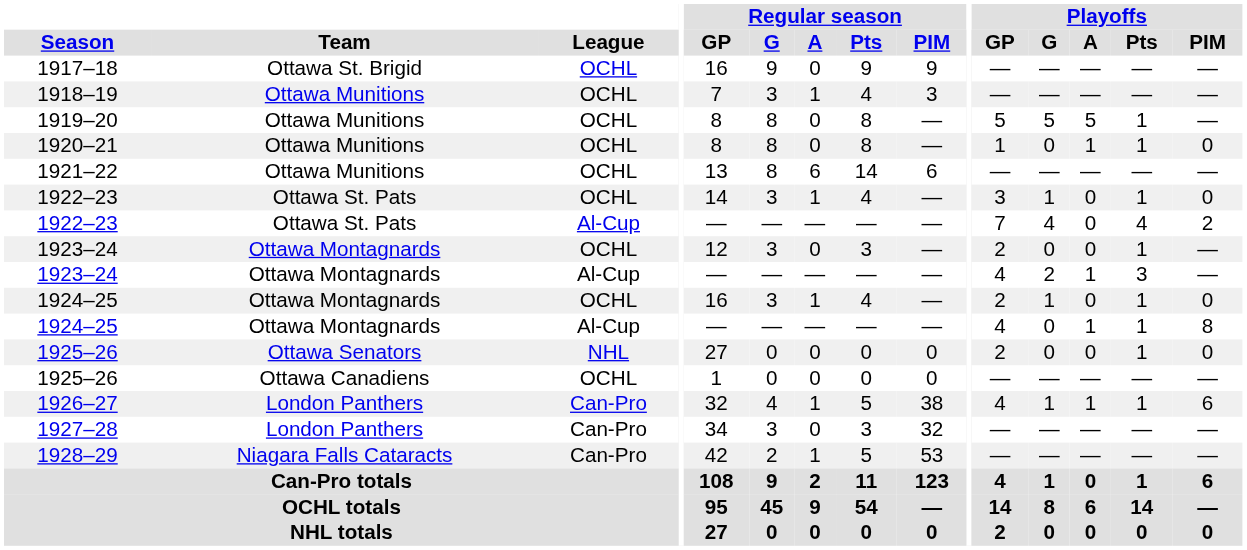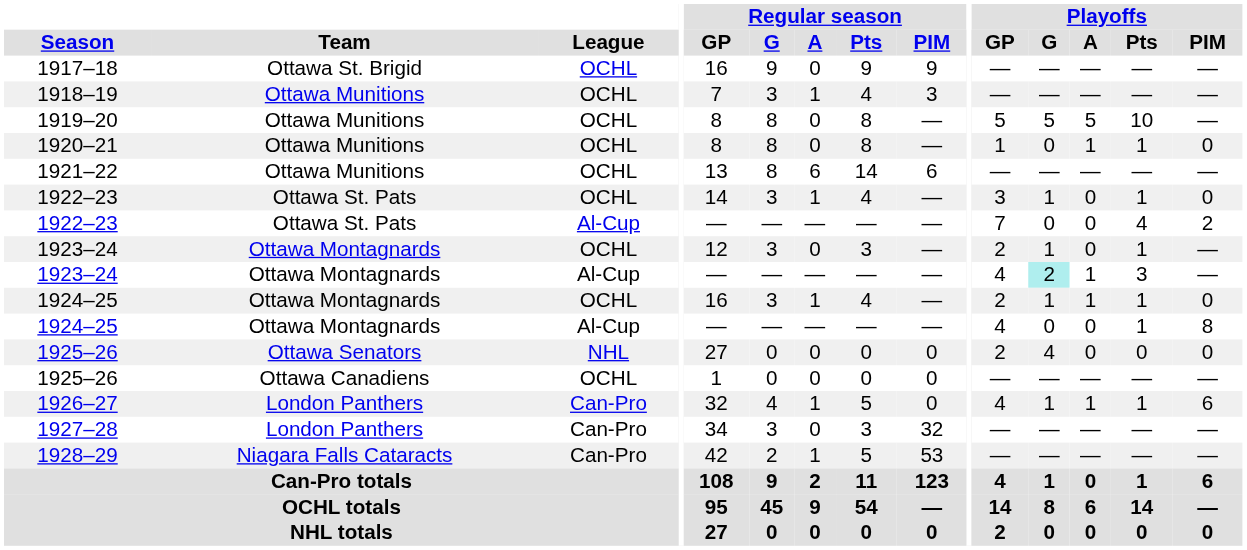(1142, 119) 1 -> (1142, 119) 10
(1049, 223) 4 -> (1049, 223) 0
(1049, 248) 0 -> (1049, 248) 1
(1049, 274) no background -> (1049, 274) paleturquoise background
(1090, 300) 0 -> (1090, 300) 1
(1090, 326) 1 -> (1090, 326) 0
(1049, 352) 0 -> (1049, 352) 4
(1142, 352) 1 -> (1142, 352) 0
(932, 403) 38 -> (932, 403) 0
